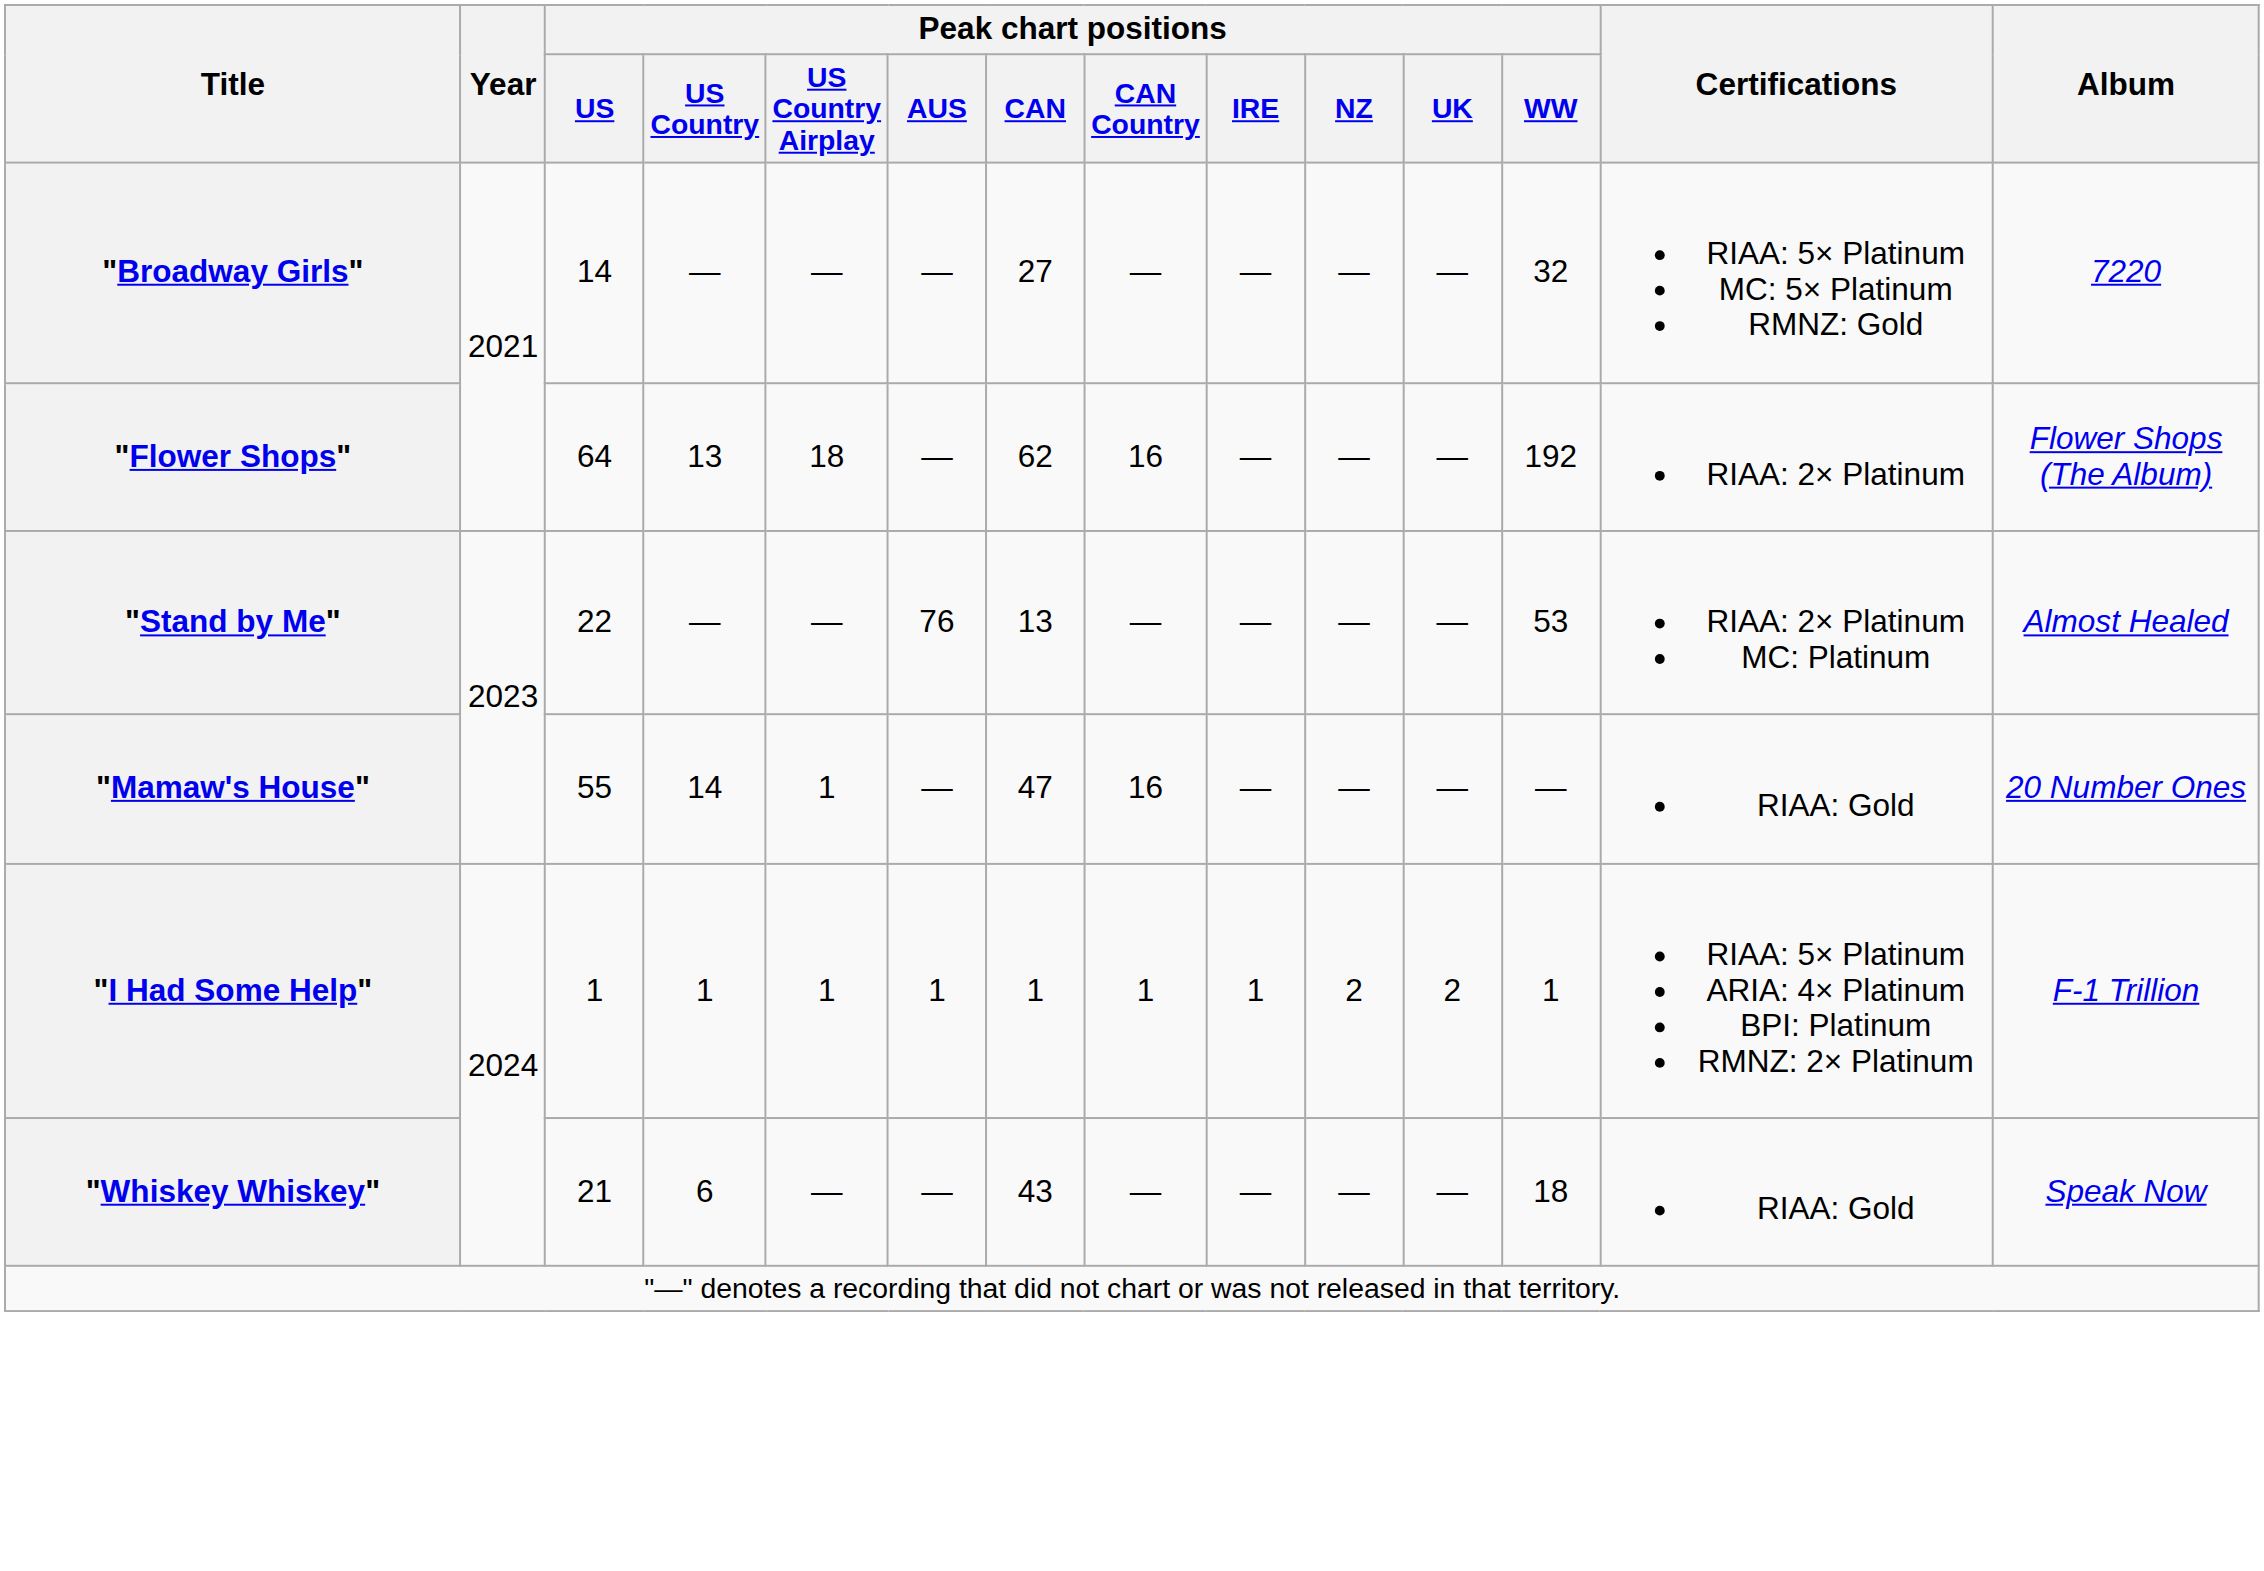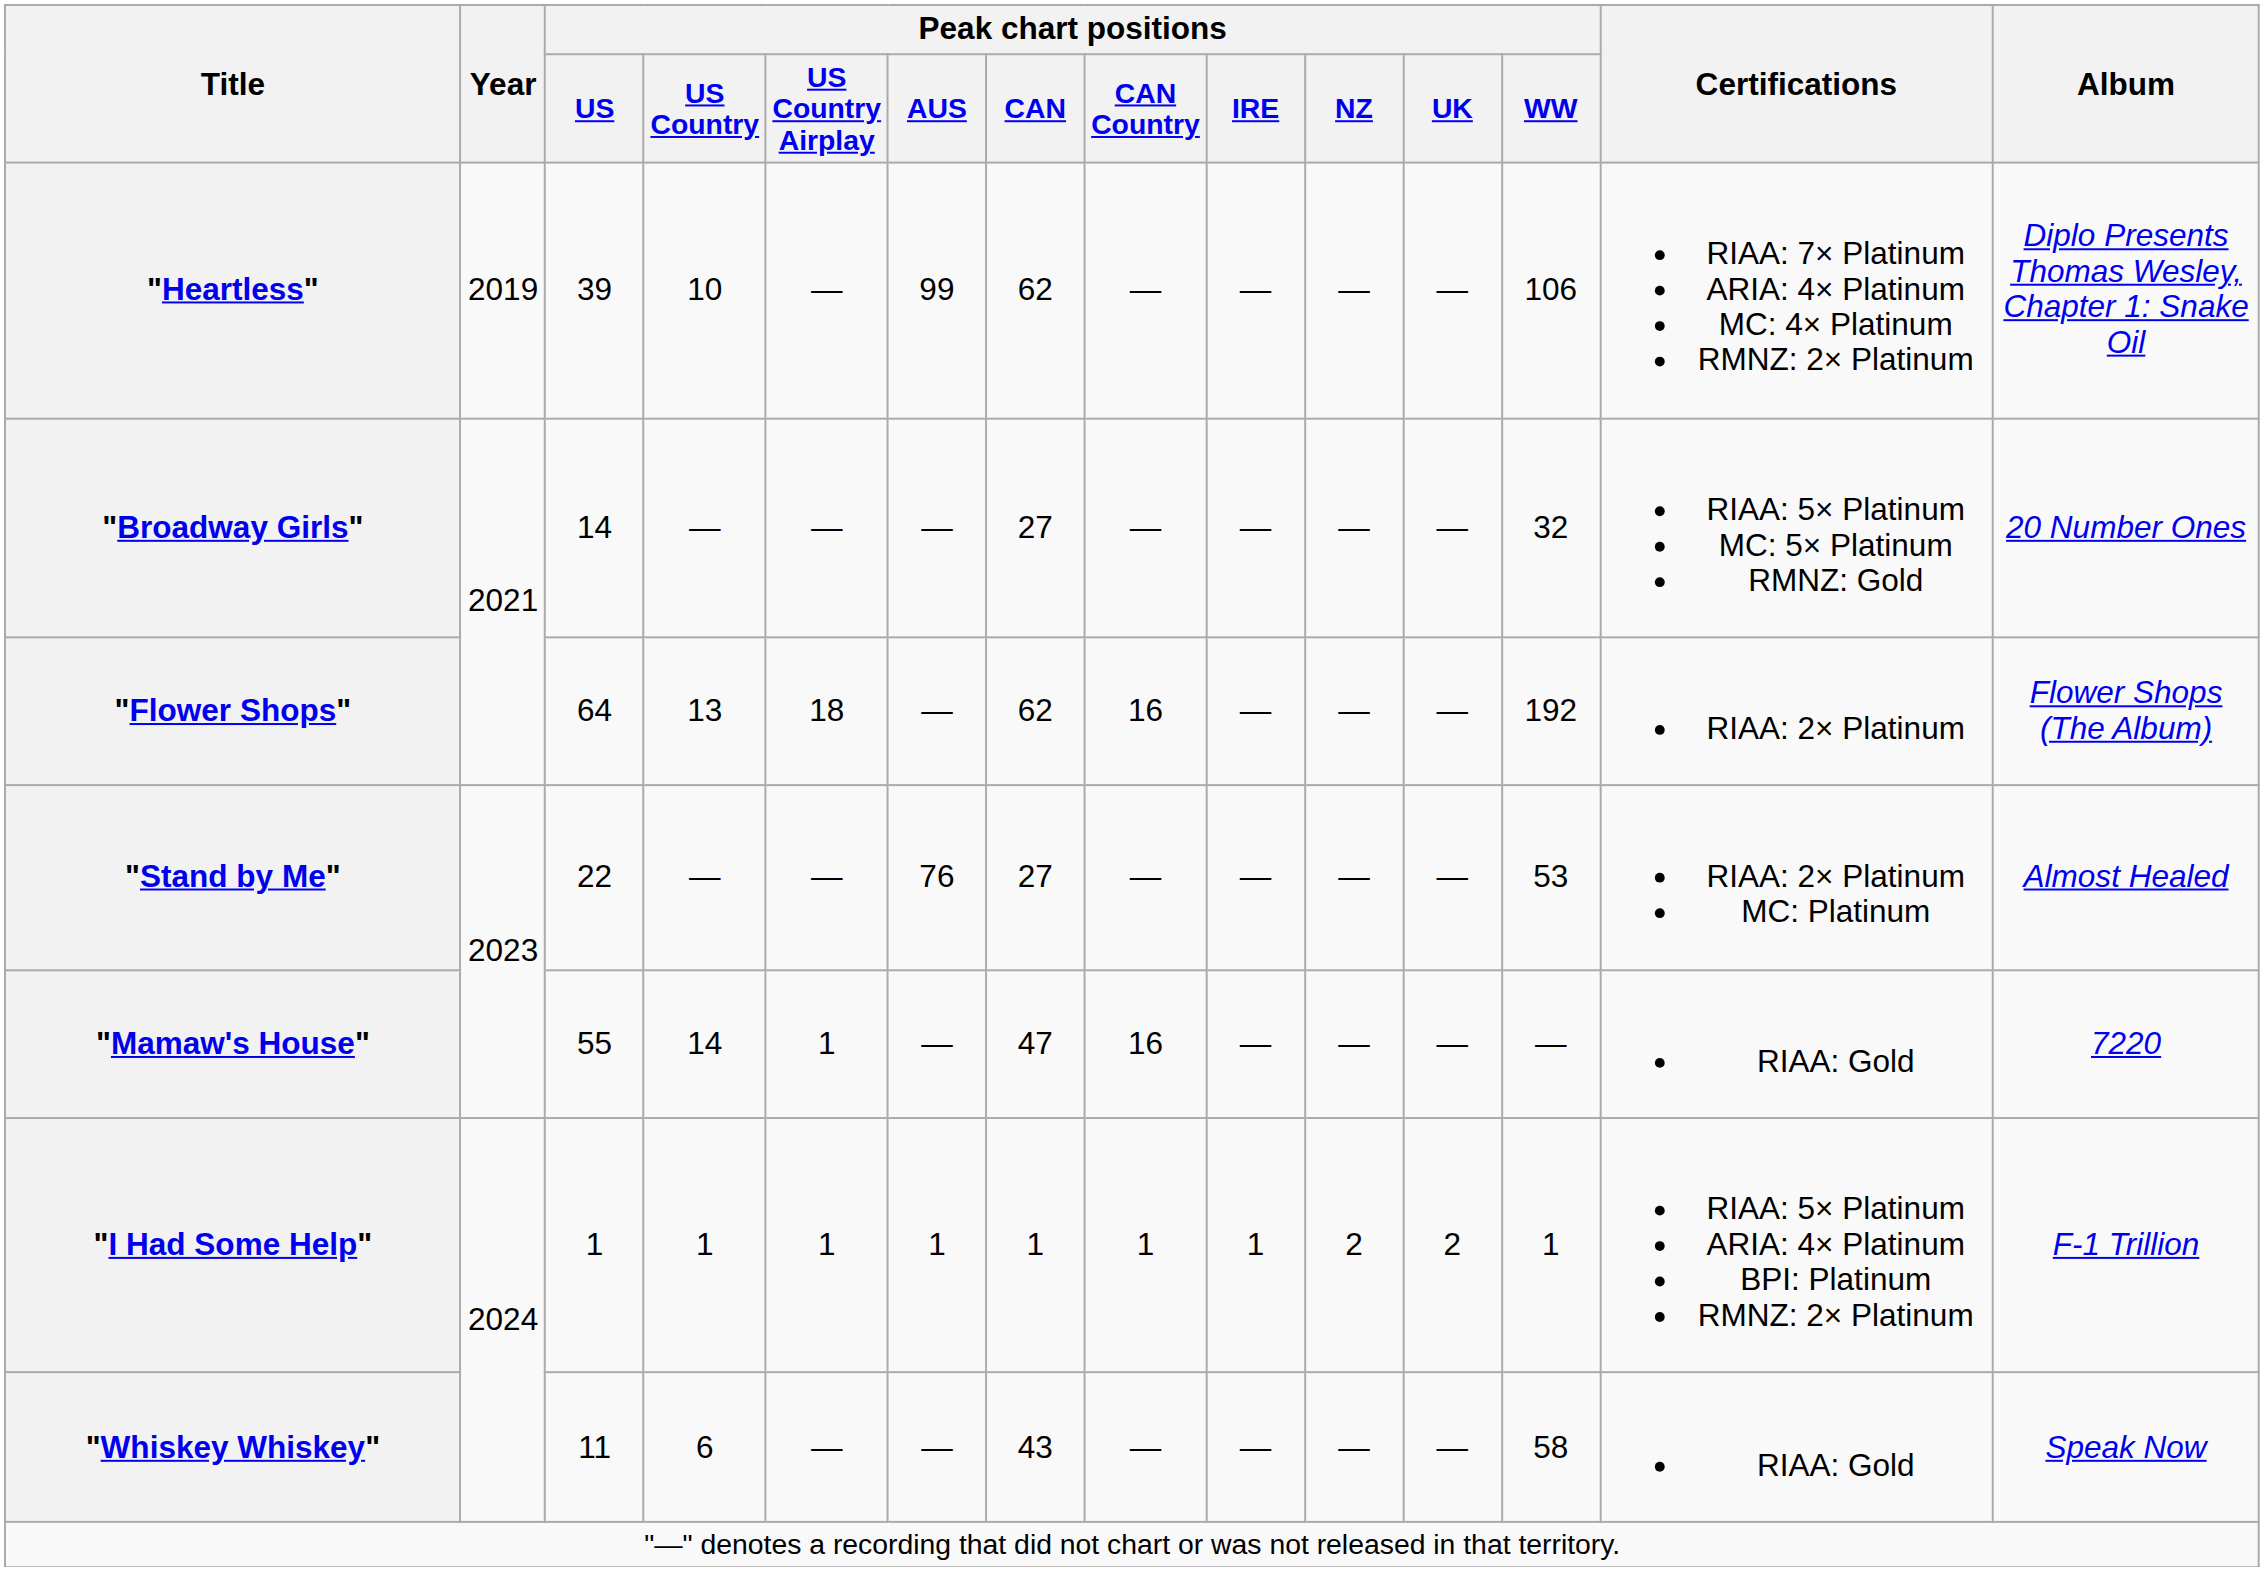+ row: (233, 289)
(2126, 272) 7220 -> (2126, 526) 20 Number Ones
(1035, 622) 13 -> (1035, 877) 27
(2126, 788) 20 Number Ones -> (2126, 1043) 7220
(595, 1191) 21 -> (595, 1446) 11
(1551, 1191) 18 -> (1551, 1446) 58
